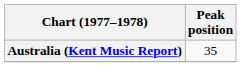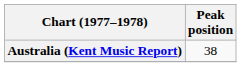(211, 51) 35 -> (211, 51) 38
